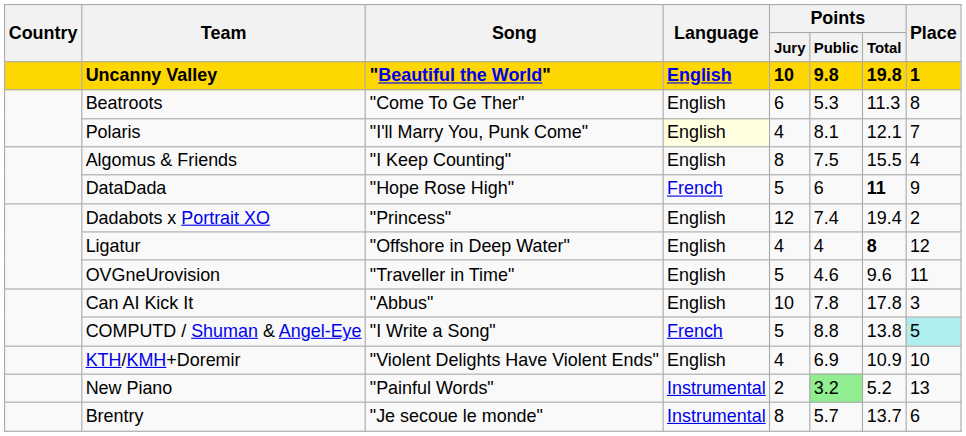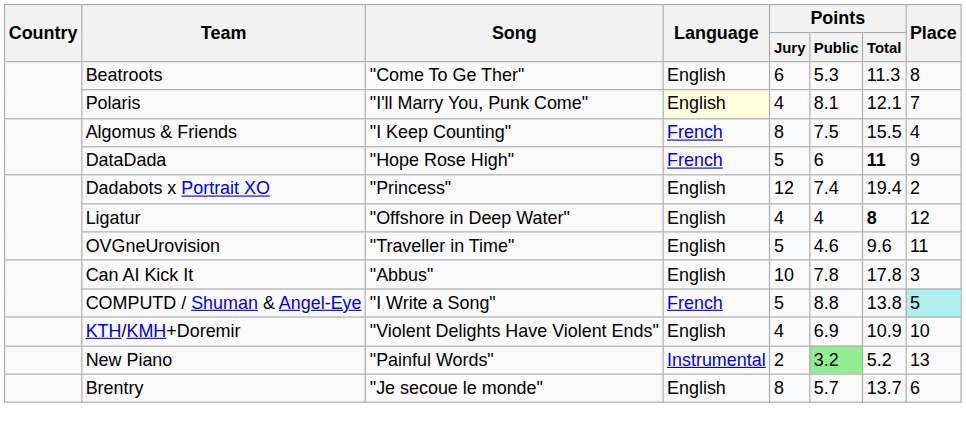- row: (151, 75)
(696, 160) English -> (695, 132) French
(716, 416) Instrumental -> (696, 388) English
